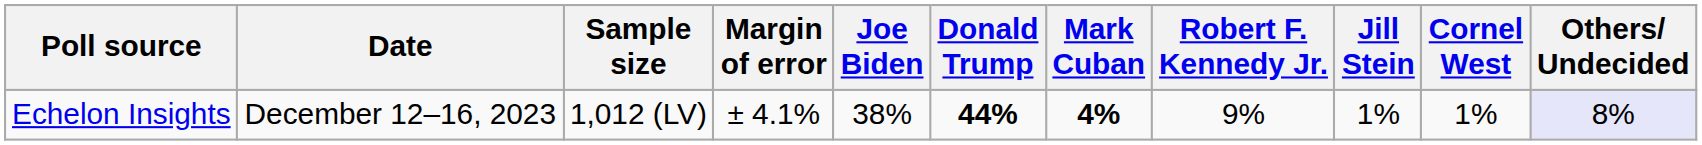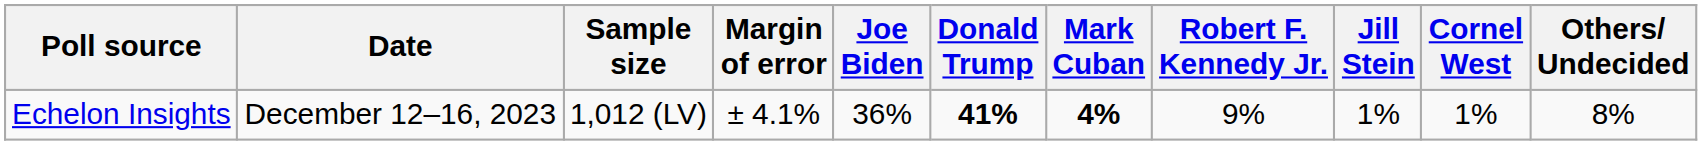(882, 113) 38% -> (882, 113) 36%
(988, 113) 44% -> (988, 113) 41%
(1613, 113) lavender background -> (1613, 113) no background
